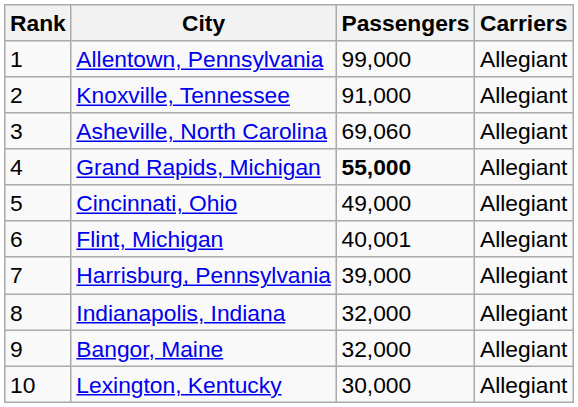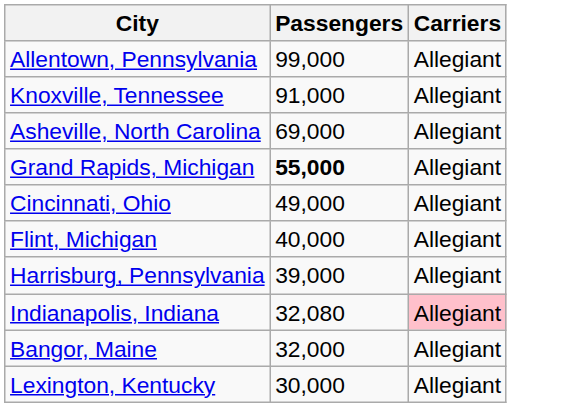- column: (38, 23)
(376, 131) 69,060 -> (310, 131) 69,000
(376, 240) 40,001 -> (310, 240) 40,000
(376, 312) 32,000 -> (310, 312) 32,080
(524, 312) no background -> (457, 312) pink background
